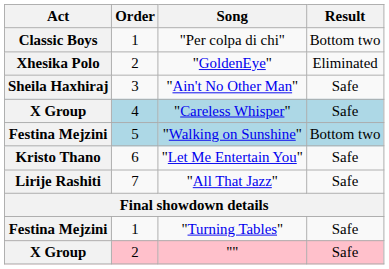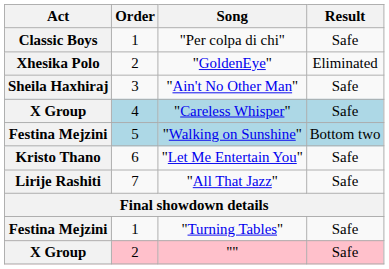(345, 39) Bottom two -> (345, 39) Safe
